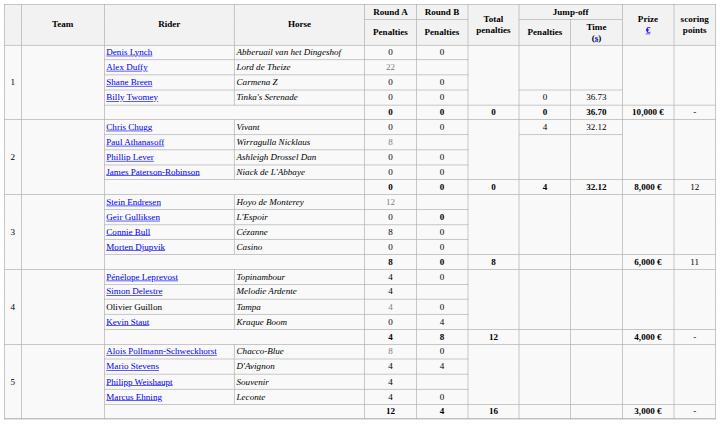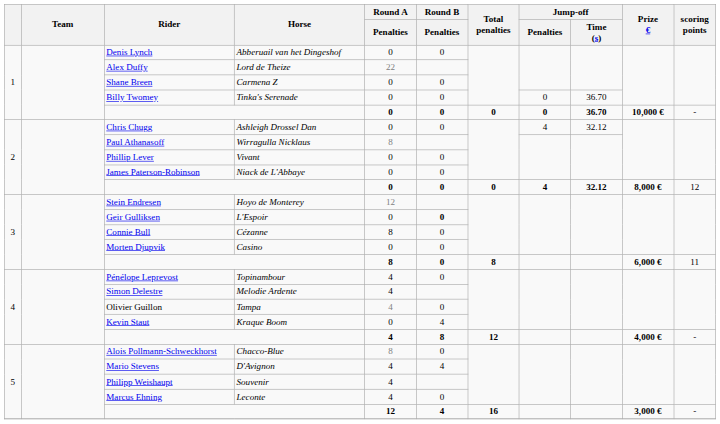(596, 97) 36.73 -> (596, 97) 36.70
(248, 127) Vivant -> (276, 127) Ashleigh Drossel Dan
(276, 157) Ashleigh Drossel Dan -> (248, 157) Vivant
